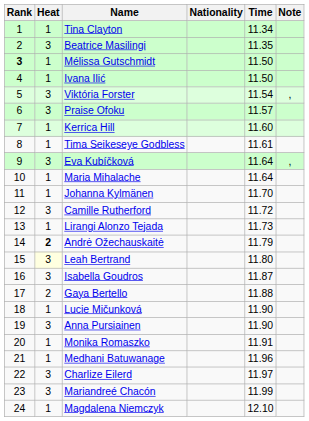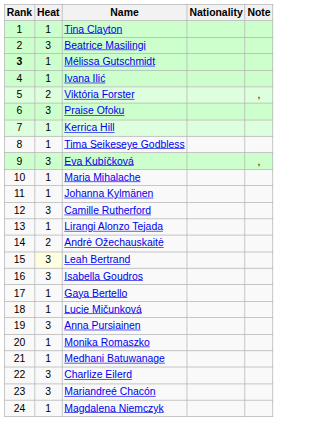- column: (260, 12)
(48, 95) 3 -> (48, 95) 2
(48, 243) bold -> (48, 243) normal
(48, 293) 2 -> (48, 293) 1
